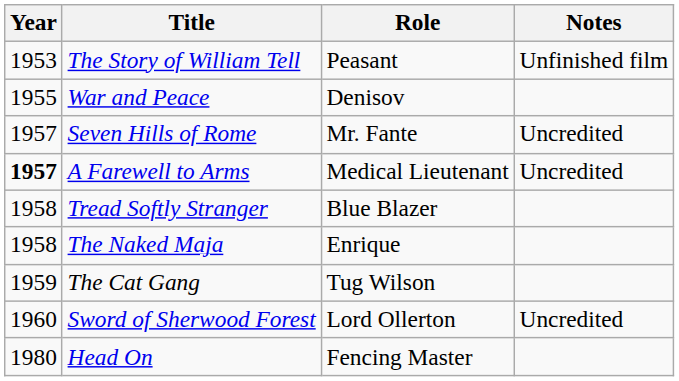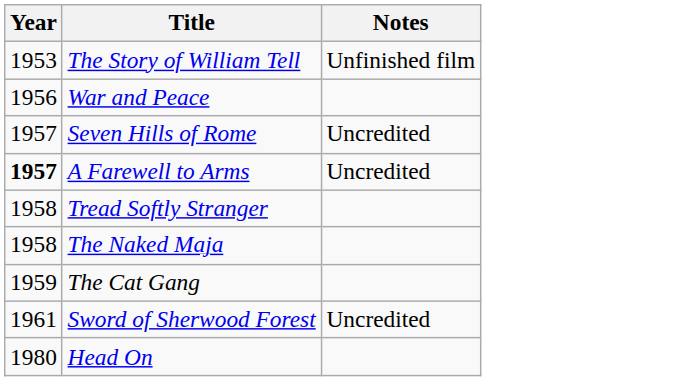- column: (418, 23)
(33, 97) 1955 -> (33, 97) 1956
(33, 319) 1960 -> (33, 319) 1961
